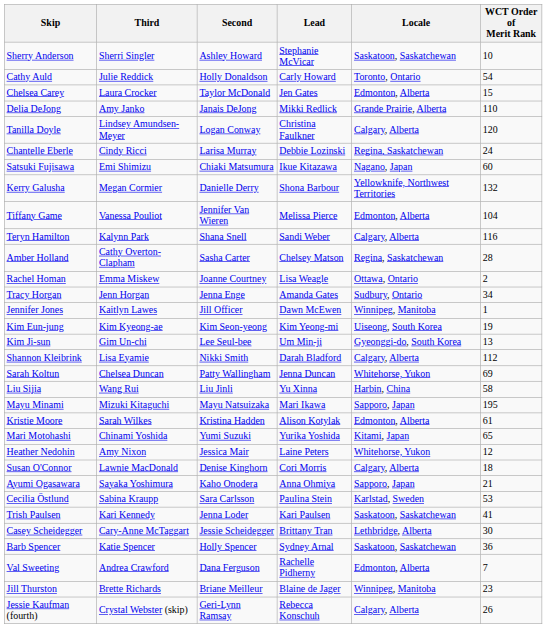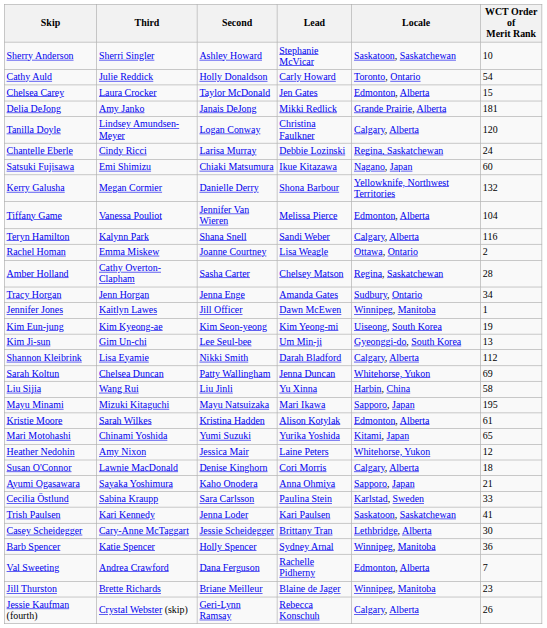(490, 108) 110 -> (490, 108) 181
rows swapped: (38, 257) <-> (36, 279)
(488, 499) 53 -> (488, 499) 33
(405, 546) Saskatoon, Saskatchewan -> (395, 546) Winnipeg, Manitoba
